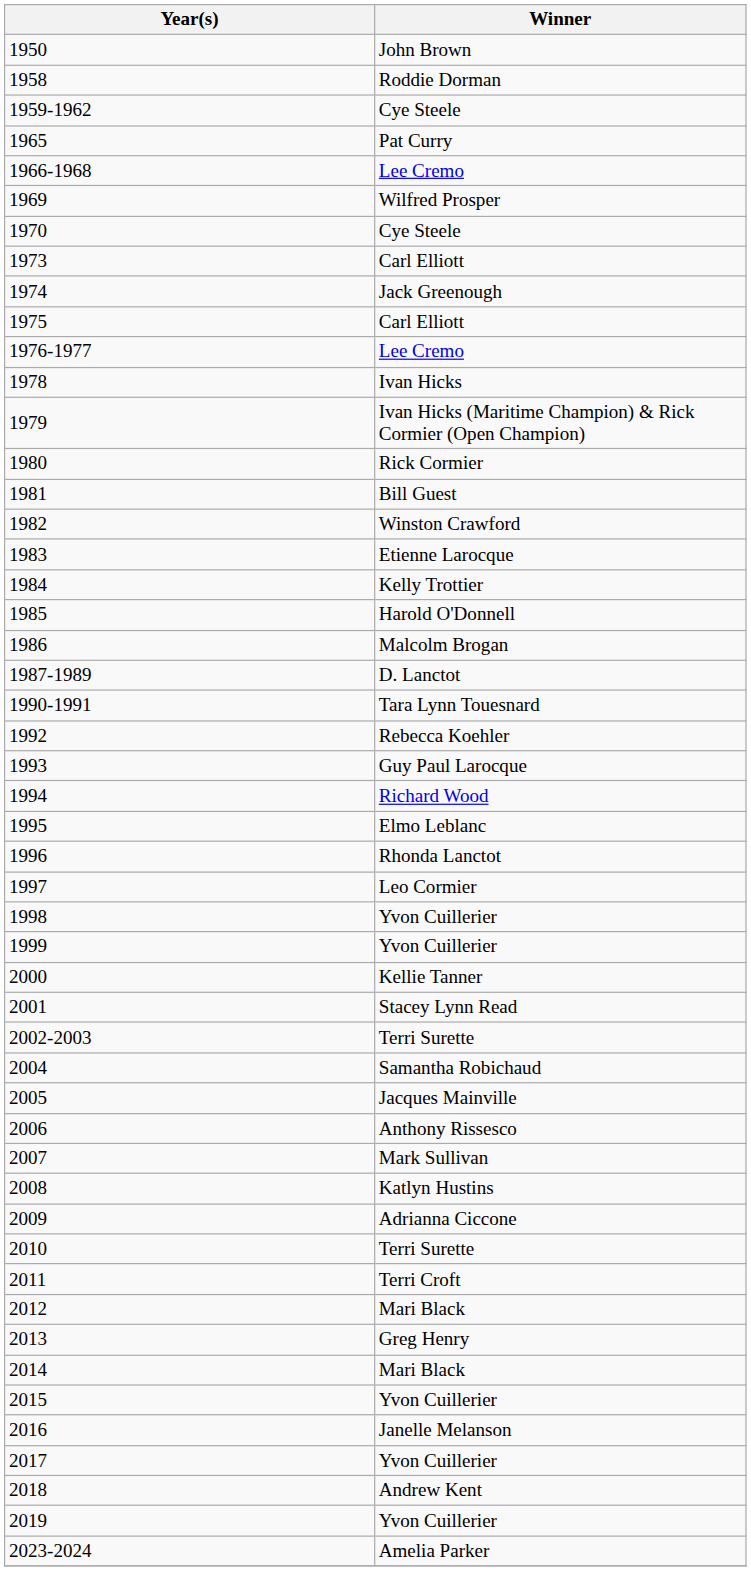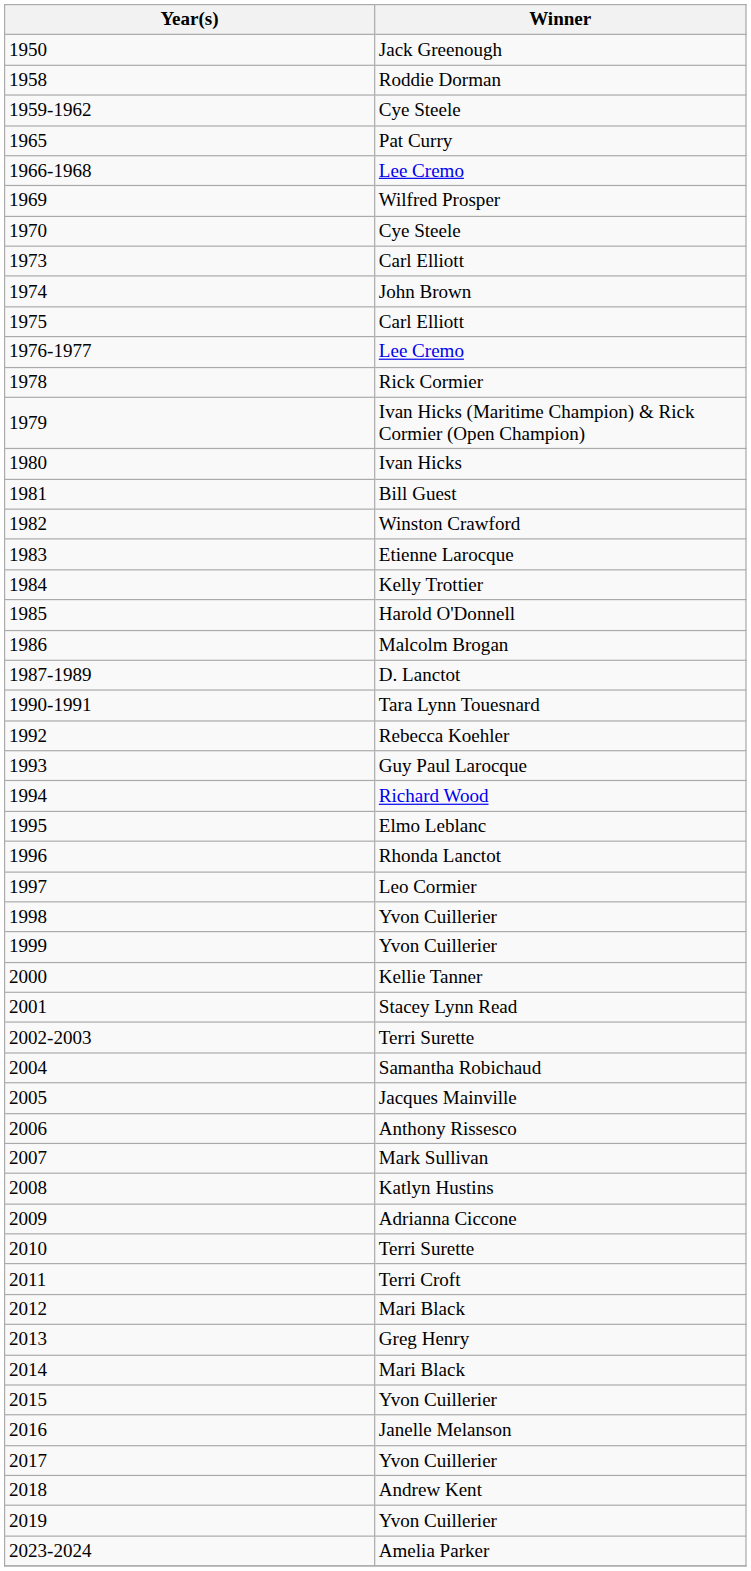(425, 49) John Brown -> (440, 49) Jack Greenough
(440, 291) Jack Greenough -> (425, 291) John Brown
(420, 381) Ivan Hicks -> (431, 381) Rick Cormier
(431, 463) Rick Cormier -> (420, 463) Ivan Hicks
